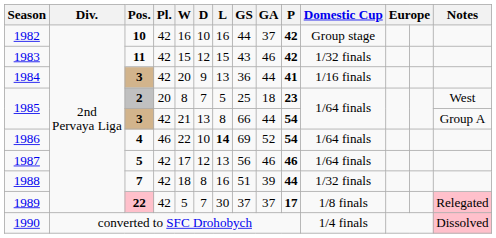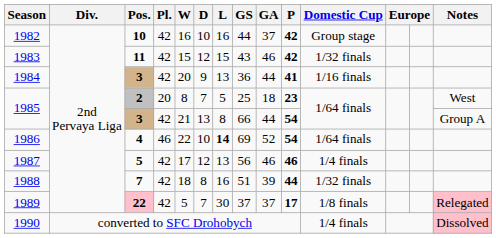(343, 160) 1/64 finals -> (343, 160) 1/4 finals
